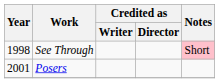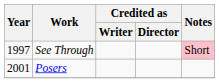(19, 50) 1998 -> (19, 50) 1997
